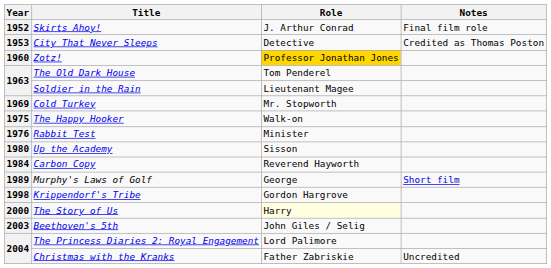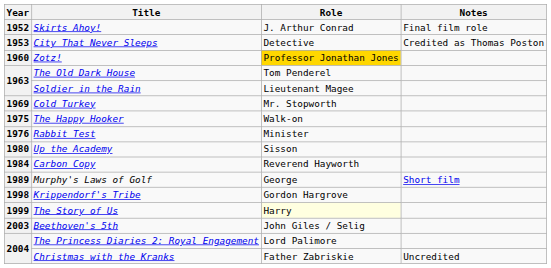(18, 210) 2000 -> (18, 210) 1999
